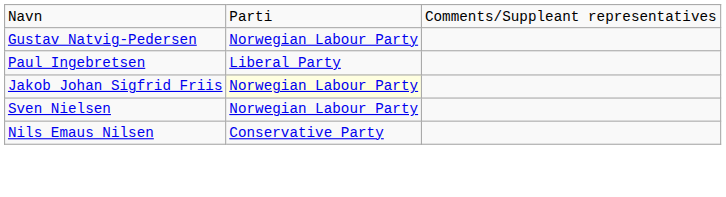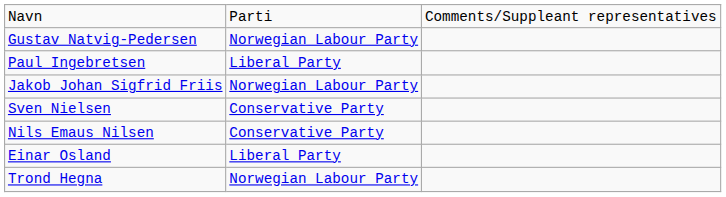(324, 86) lightyellow background -> (324, 86) no background
(324, 109) Norwegian Labour Party -> (307, 109) Conservative Party
+ row: (59, 156)
+ row: (55, 179)
